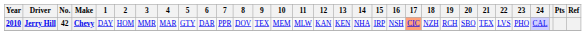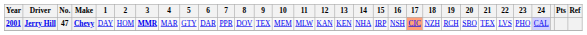(14, 23) 2010 -> (14, 23) 2001
(65, 23) 42 -> (65, 23) 47
(147, 23) normal -> (147, 23) bold
